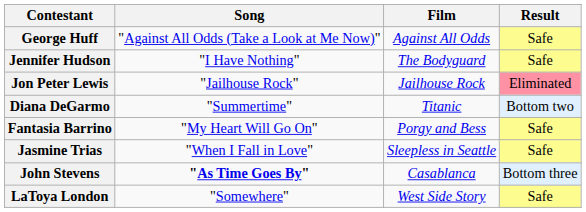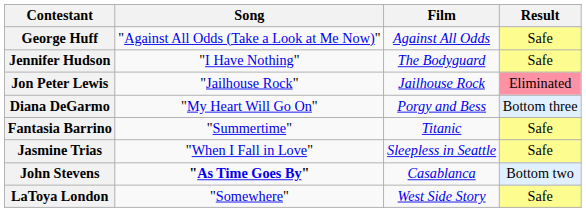(249, 106) "Summertime" -> (249, 106) "My Heart Will Go On"
(442, 106) Titanic -> (442, 106) Porgy and Bess
(540, 106) Bottom two -> (540, 106) Bottom three
(249, 128) "My Heart Will Go On" -> (249, 128) "Summertime"
(442, 128) Porgy and Bess -> (442, 128) Titanic
(540, 173) Bottom three -> (540, 173) Bottom two
